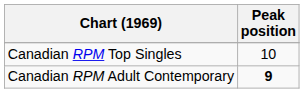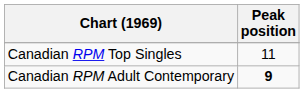(268, 54) 10 -> (268, 54) 11
